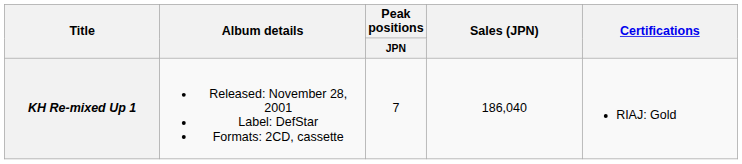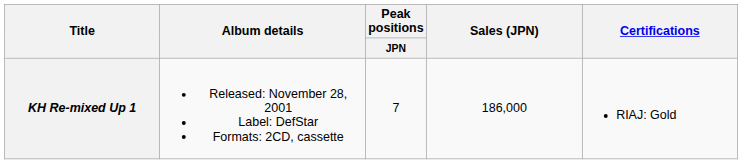(504, 108) 186,040 -> (504, 108) 186,000
